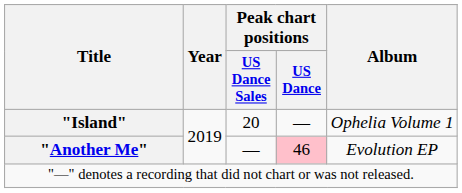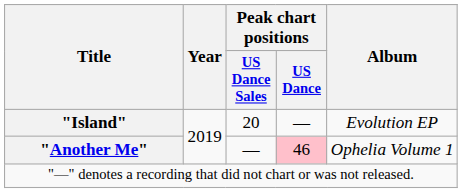(392, 122) Ophelia Volume 1 -> (392, 122) Evolution EP
(392, 149) Evolution EP -> (392, 149) Ophelia Volume 1
